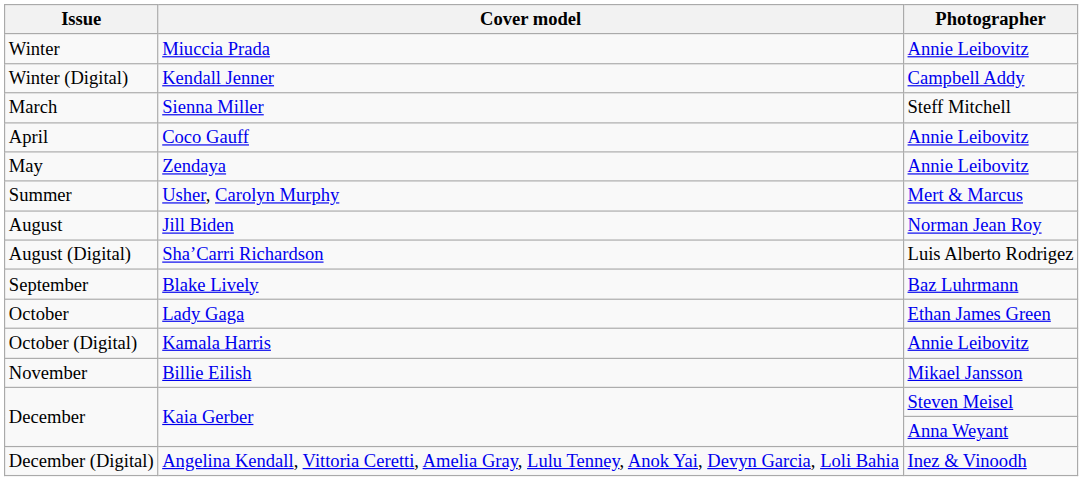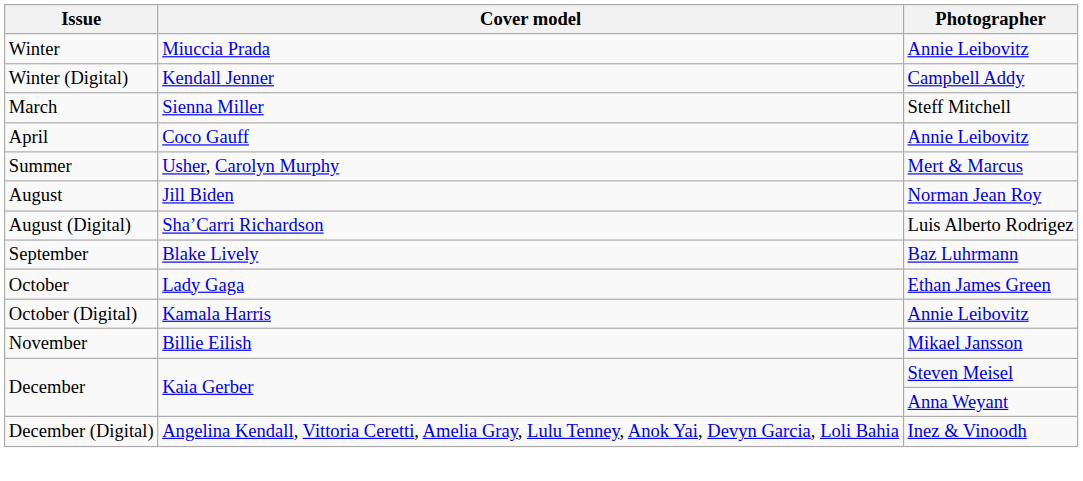- row: (26, 166)
